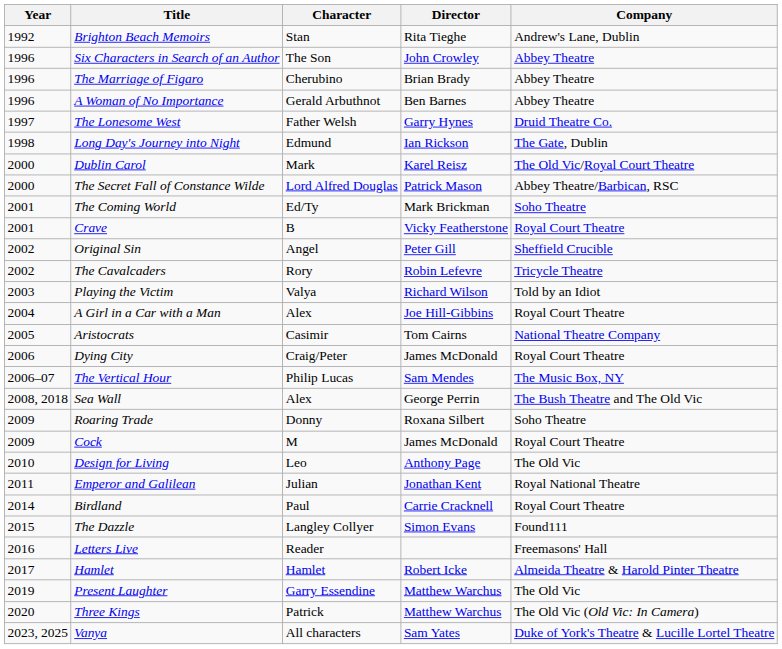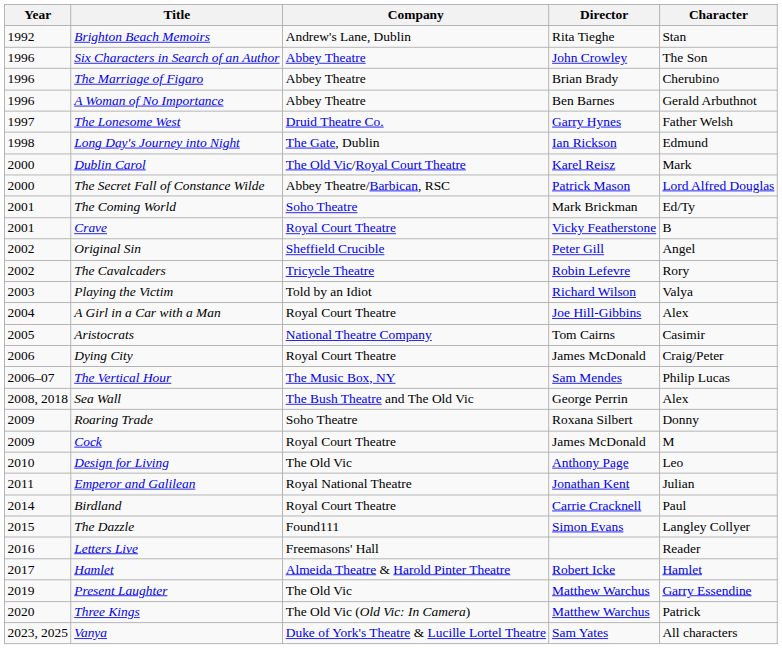columns swapped: (342, 15) <-> (644, 15)
